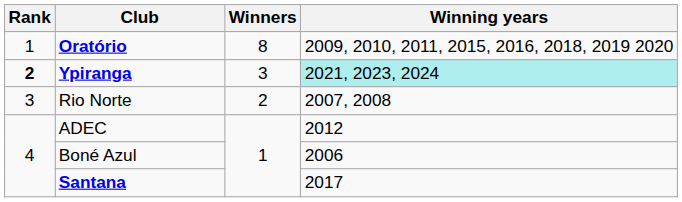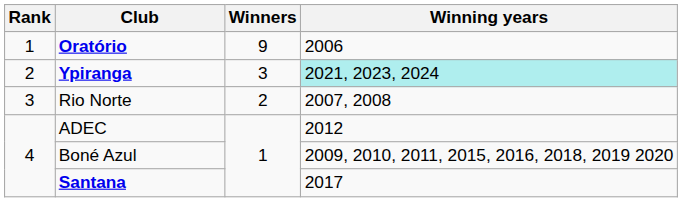(263, 45) 8 -> (263, 45) 9
(489, 45) 2009, 2010, 2011, 2015, 2016, 2018, 2019 2020 -> (324, 45) 2006
(30, 73) bold -> (30, 73) normal
(324, 155) 2006 -> (489, 155) 2009, 2010, 2011, 2015, 2016, 2018, 2019 2020
